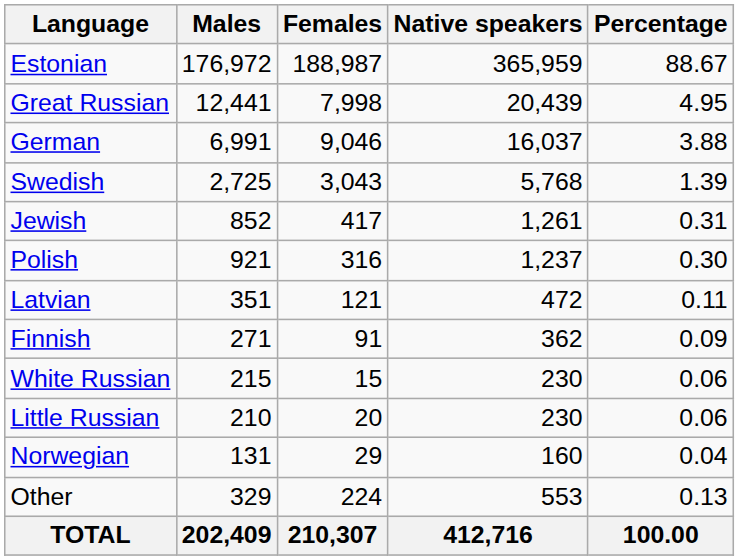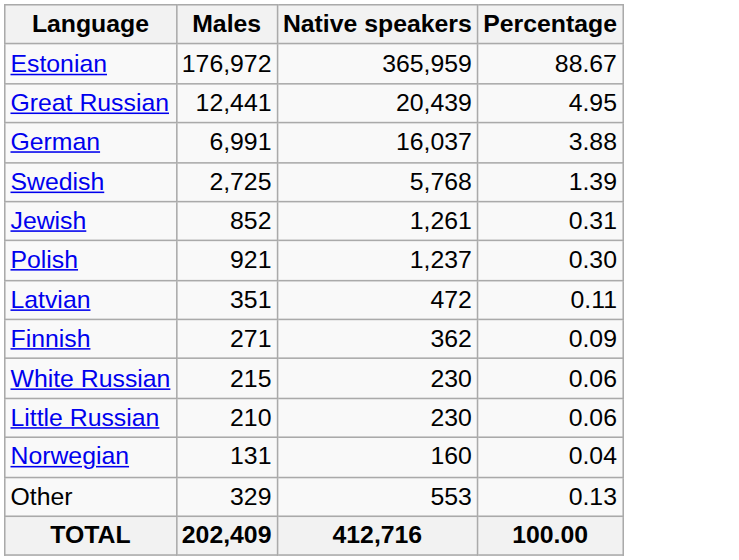- column: (333, 24)
